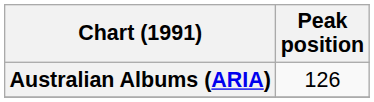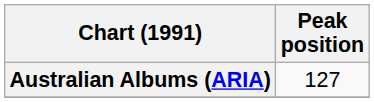(322, 79) 126 -> (322, 79) 127
